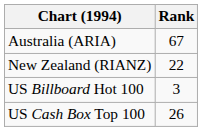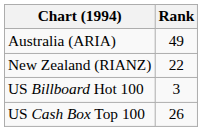(176, 41) 67 -> (176, 41) 49
